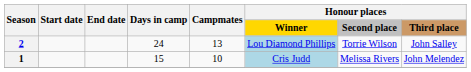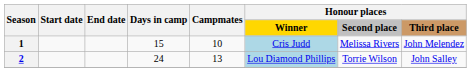rows swapped: (21, 59) <-> (21, 43)
